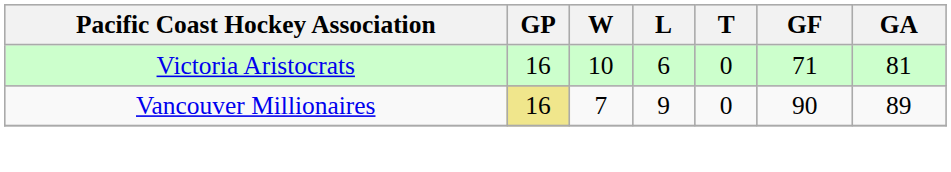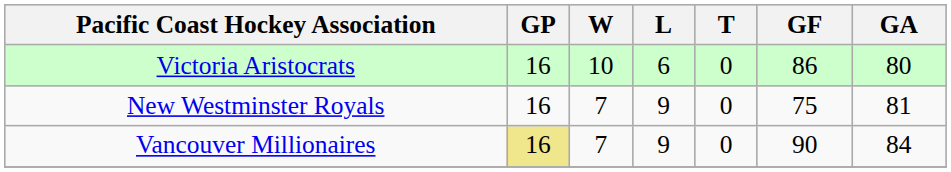(805, 65) 71 -> (805, 65) 86
(899, 65) 81 -> (899, 65) 80
+ row: (256, 105)
(899, 105) 89 -> (899, 145) 84
